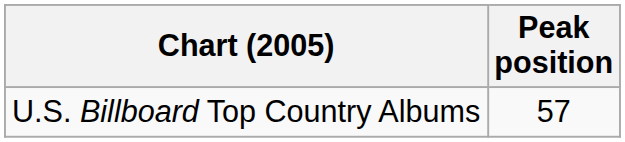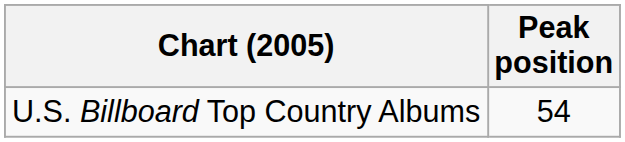(554, 111) 57 -> (554, 111) 54
